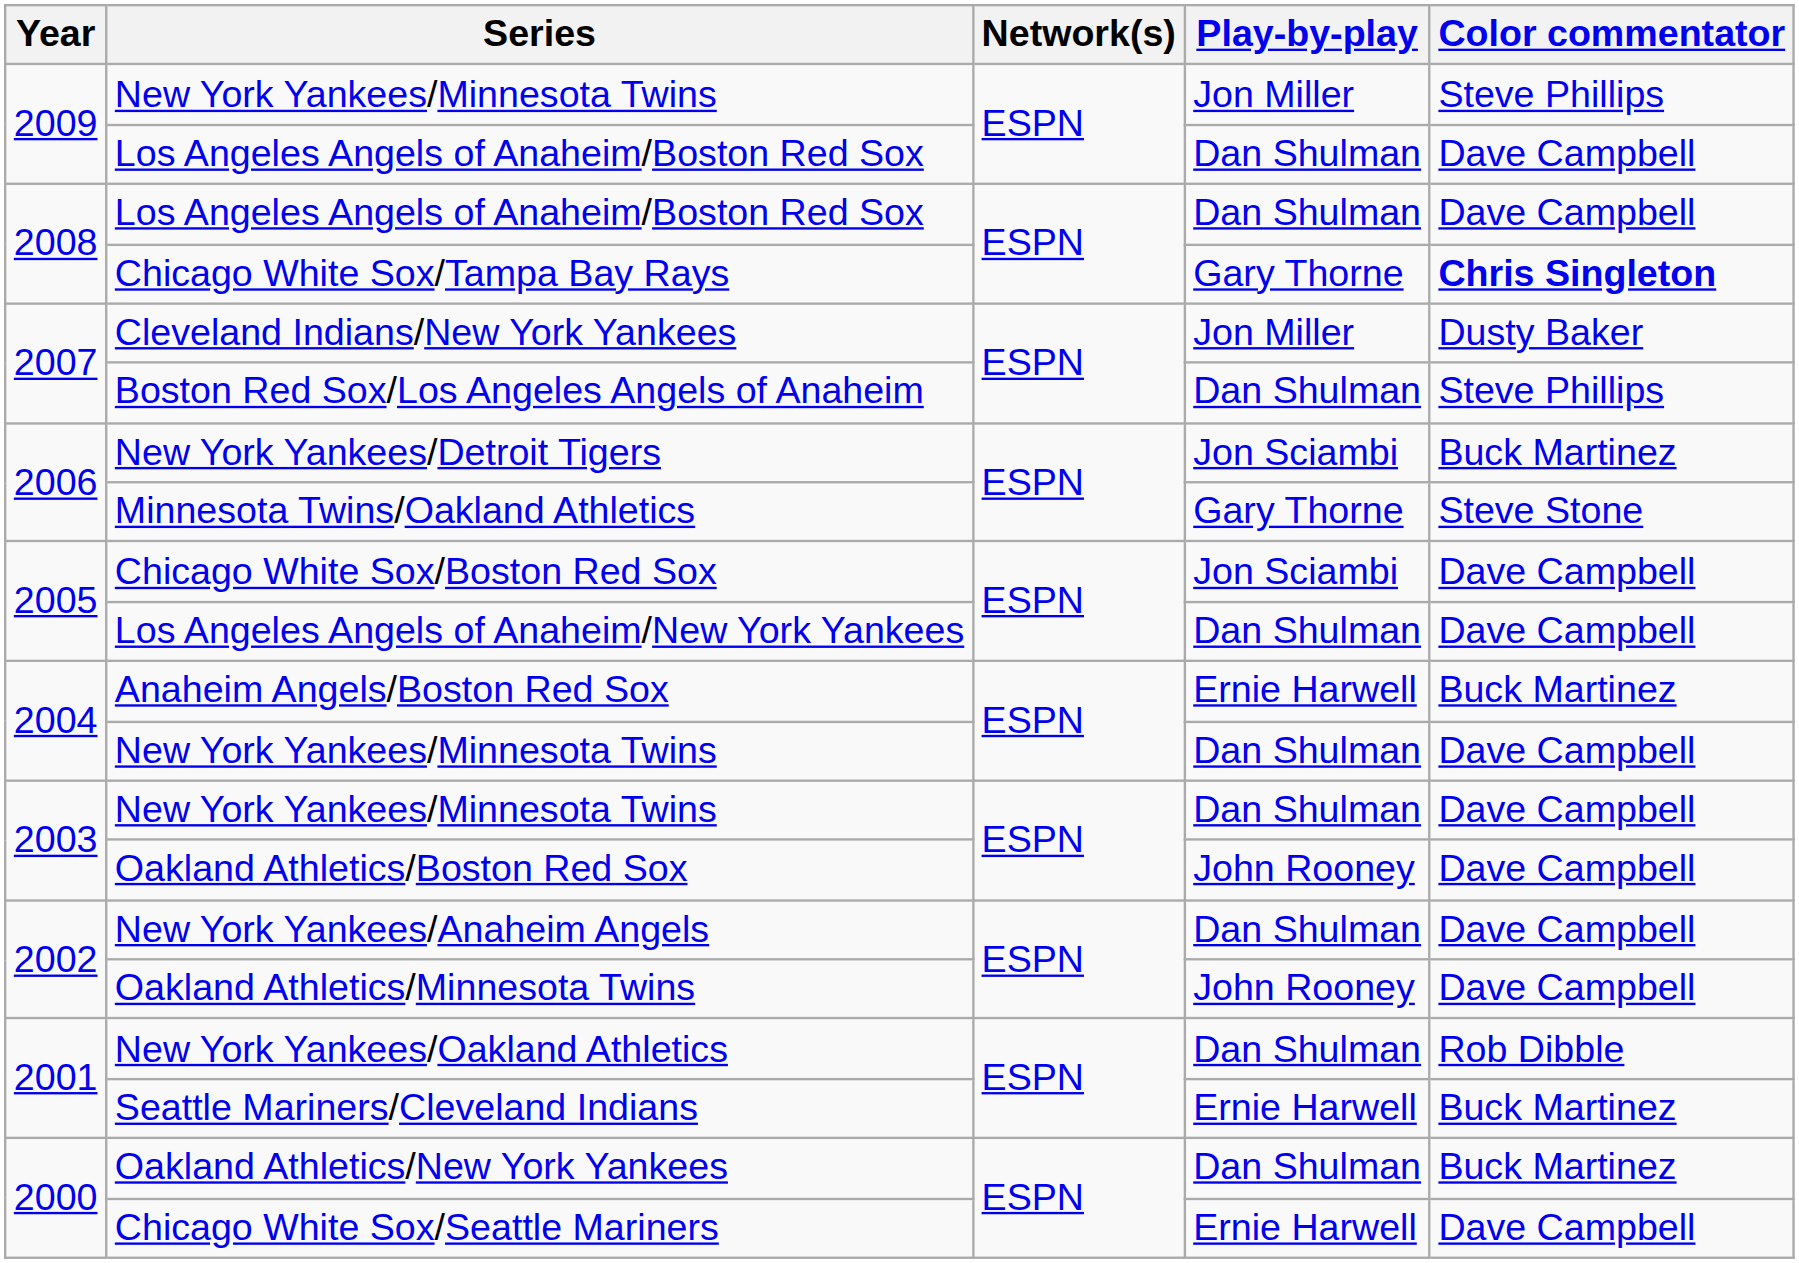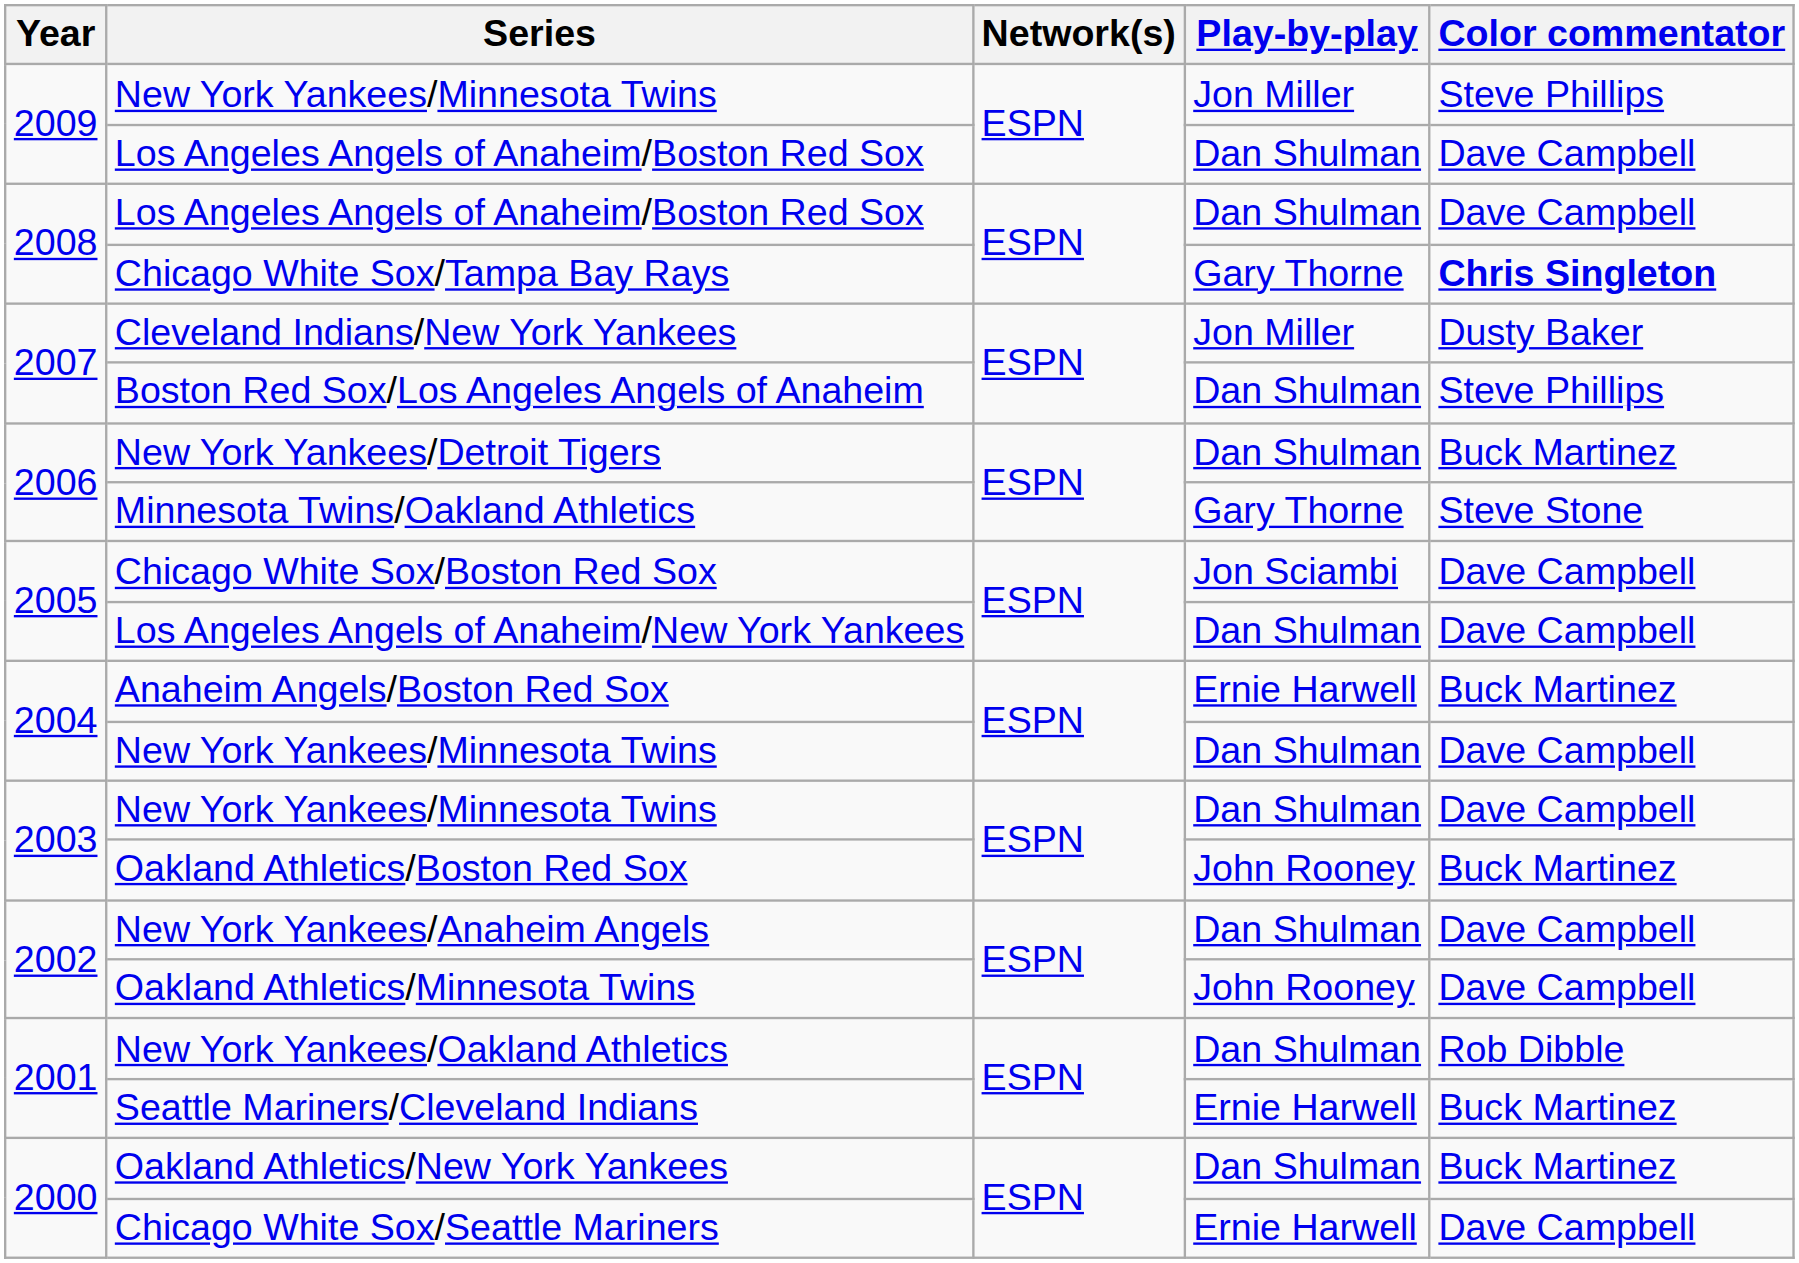(1296, 451) Jon Sciambi -> (1307, 451) Dan Shulman
(1567, 869) Dave Campbell -> (1557, 869) Buck Martinez
